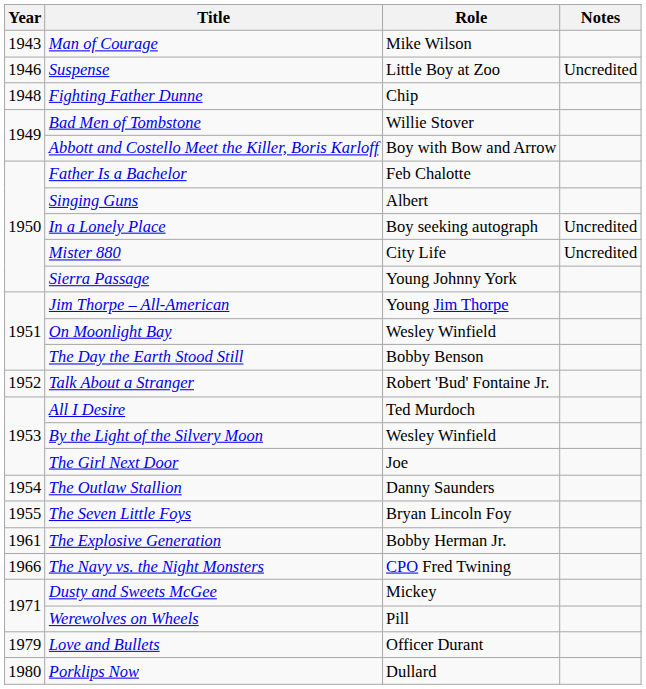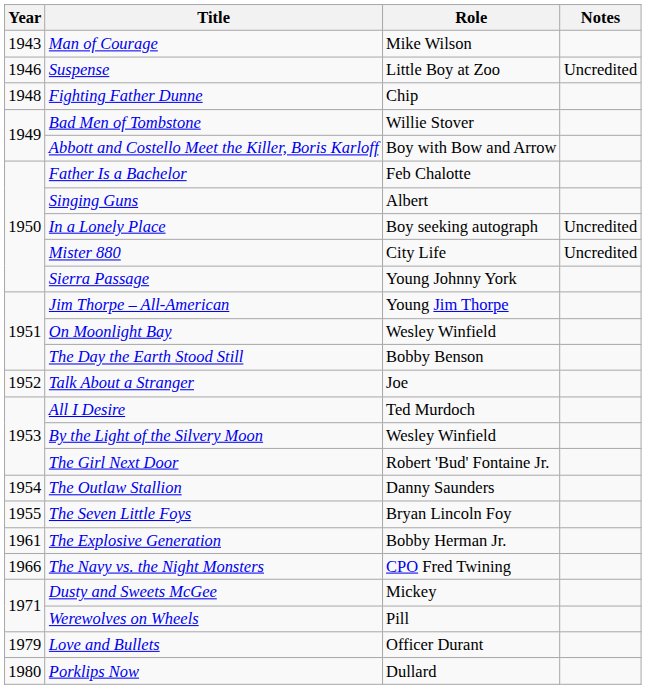(468, 383) Robert 'Bud' Fontaine Jr. -> (397, 383) Joe
(397, 461) Joe -> (468, 461) Robert 'Bud' Fontaine Jr.
